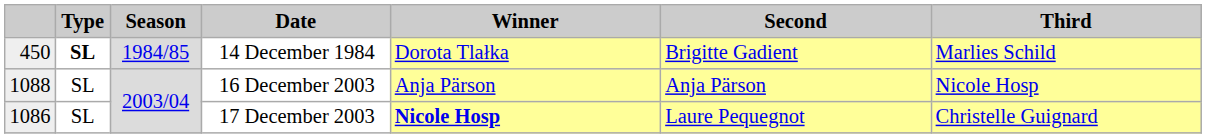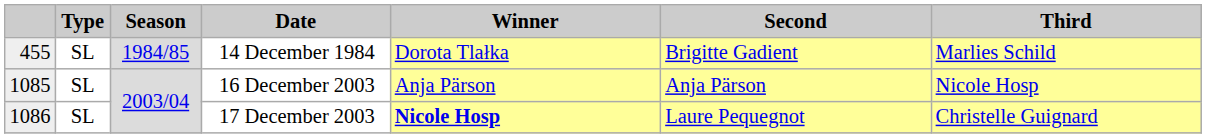(35, 53) 450 -> (35, 53) 455
(83, 53) bold -> (83, 53) normal
(30, 85) 1088 -> (30, 85) 1085
